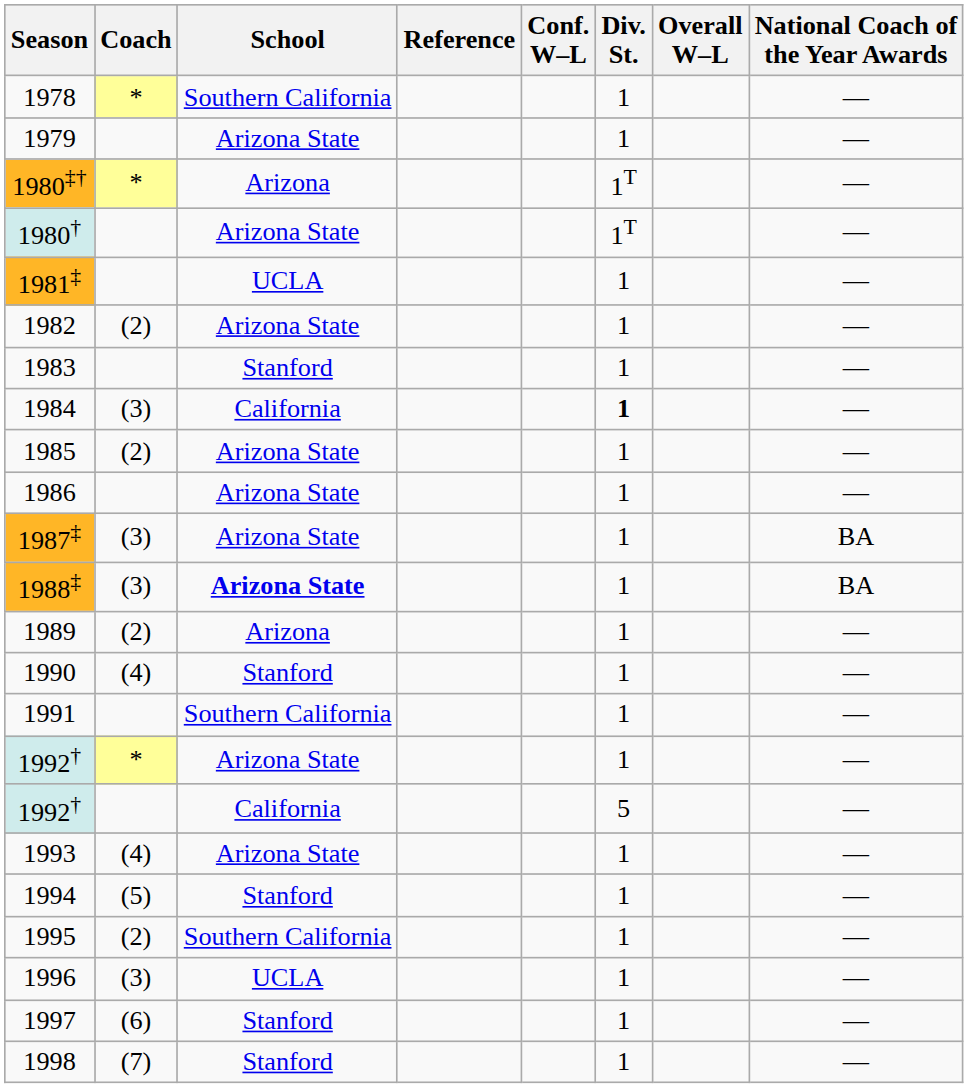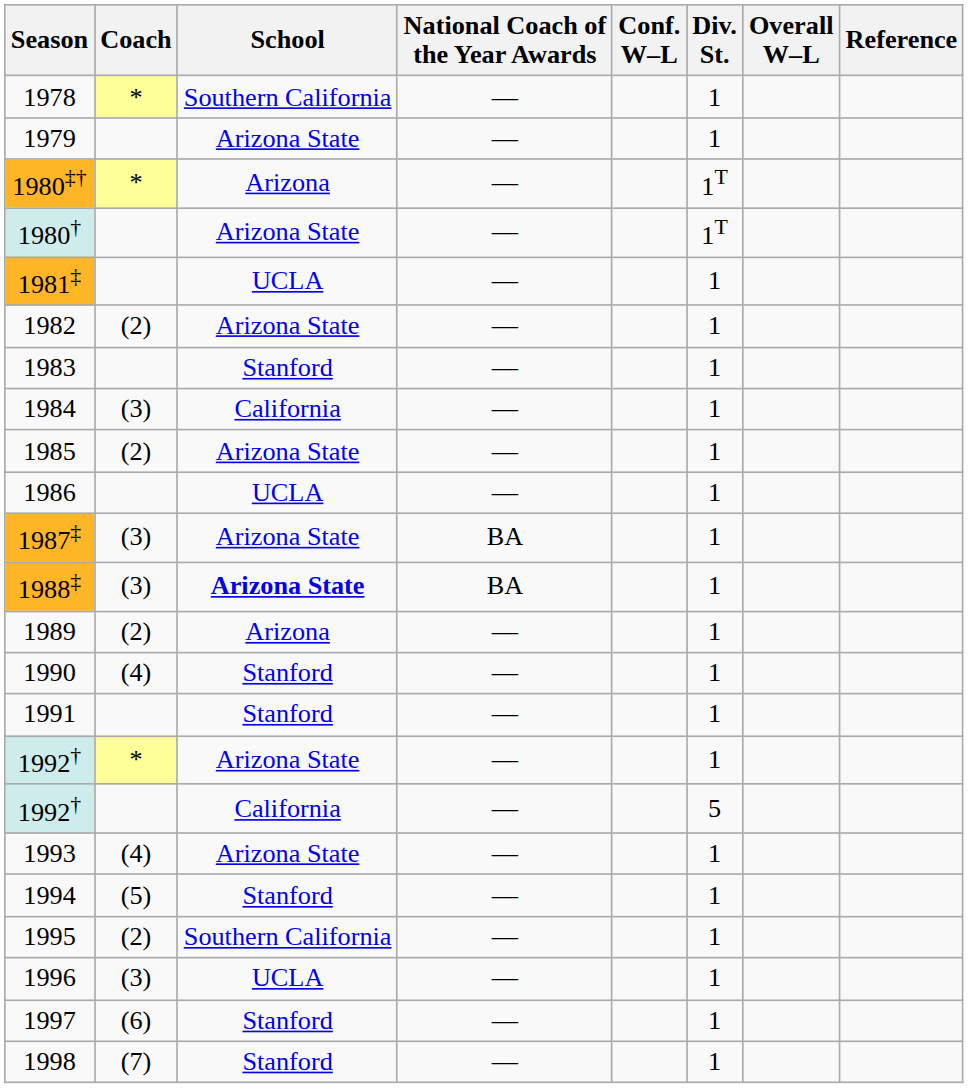columns swapped: (856, 40) <-> (459, 40)
(624, 409) bold -> (715, 409) normal
(288, 492) Arizona State -> (288, 492) UCLA
(288, 714) Southern California -> (288, 714) Stanford
